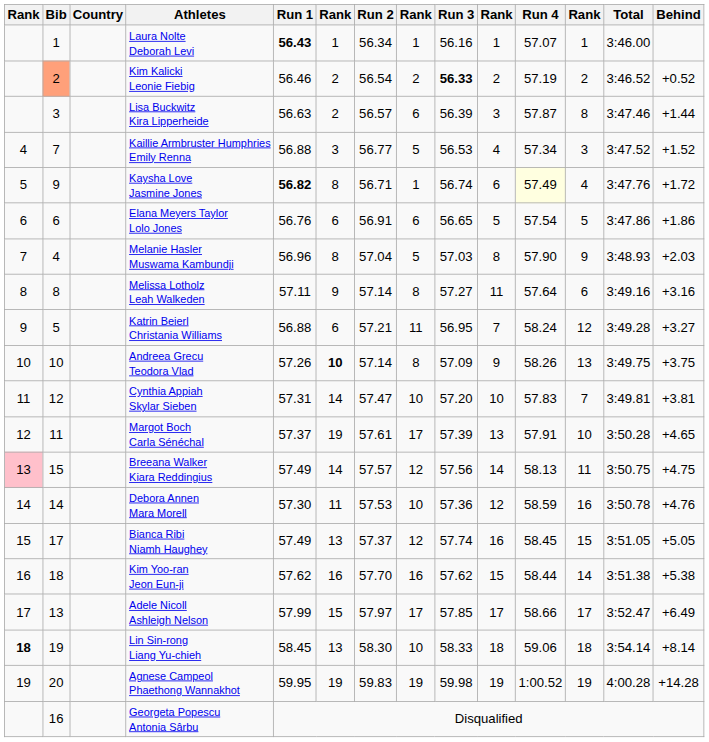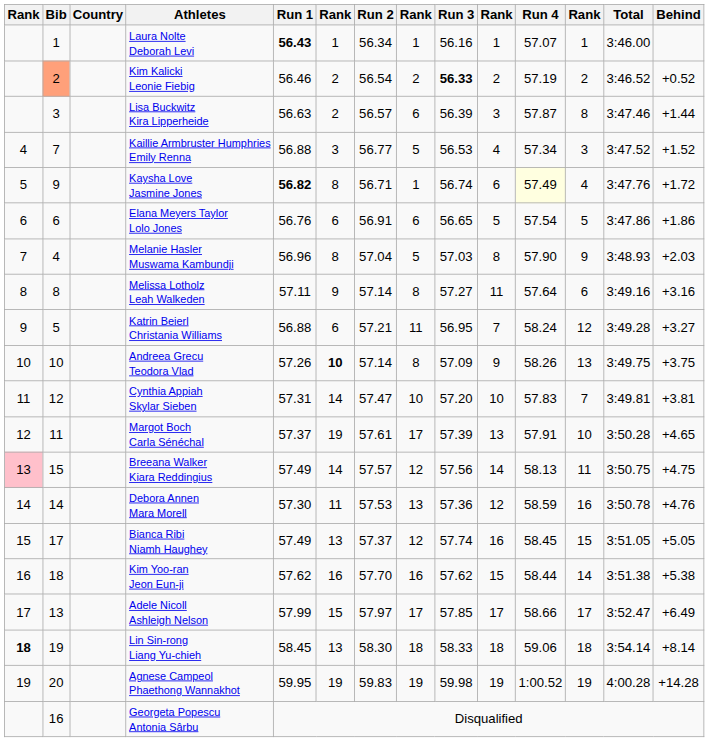(416, 505) 10 -> (416, 505) 13
(416, 647) 10 -> (416, 647) 18
